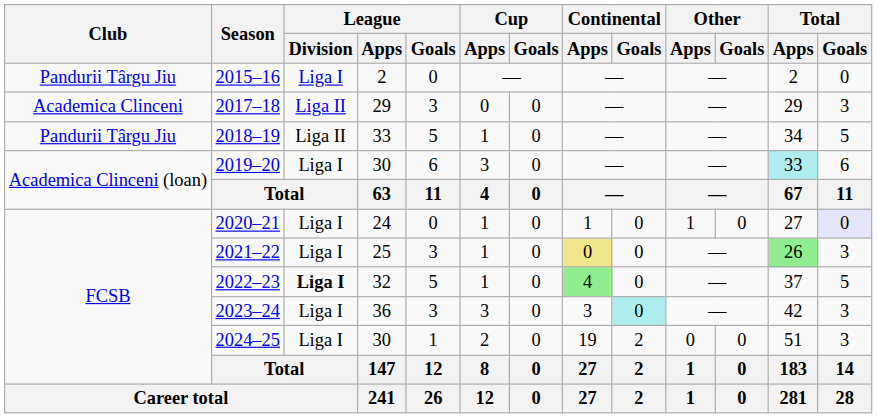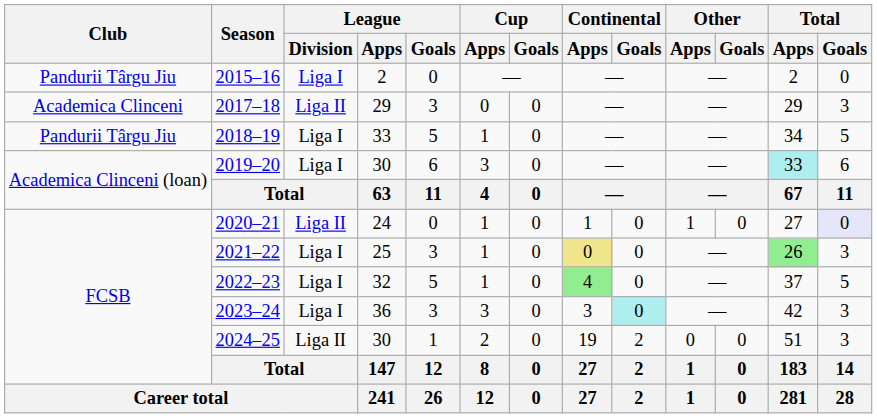(321, 135) Liga II -> (321, 135) Liga I
(321, 223) Liga I -> (321, 223) Liga II
(321, 281) bold -> (321, 281) normal
(321, 340) Liga I -> (321, 340) Liga II
